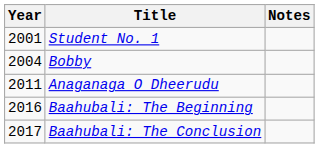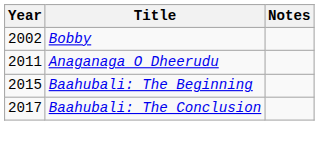- row: (104, 39)
(25, 62) 2004 -> (25, 39) 2002
(25, 108) 2016 -> (25, 85) 2015
